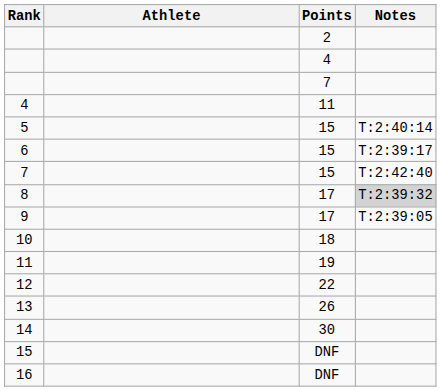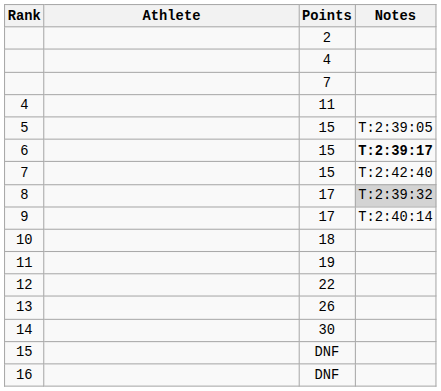(395, 128) T:2:40:14 -> (395, 128) T:2:39:05
(395, 151) normal -> (395, 151) bold
(395, 218) T:2:39:05 -> (395, 218) T:2:40:14
